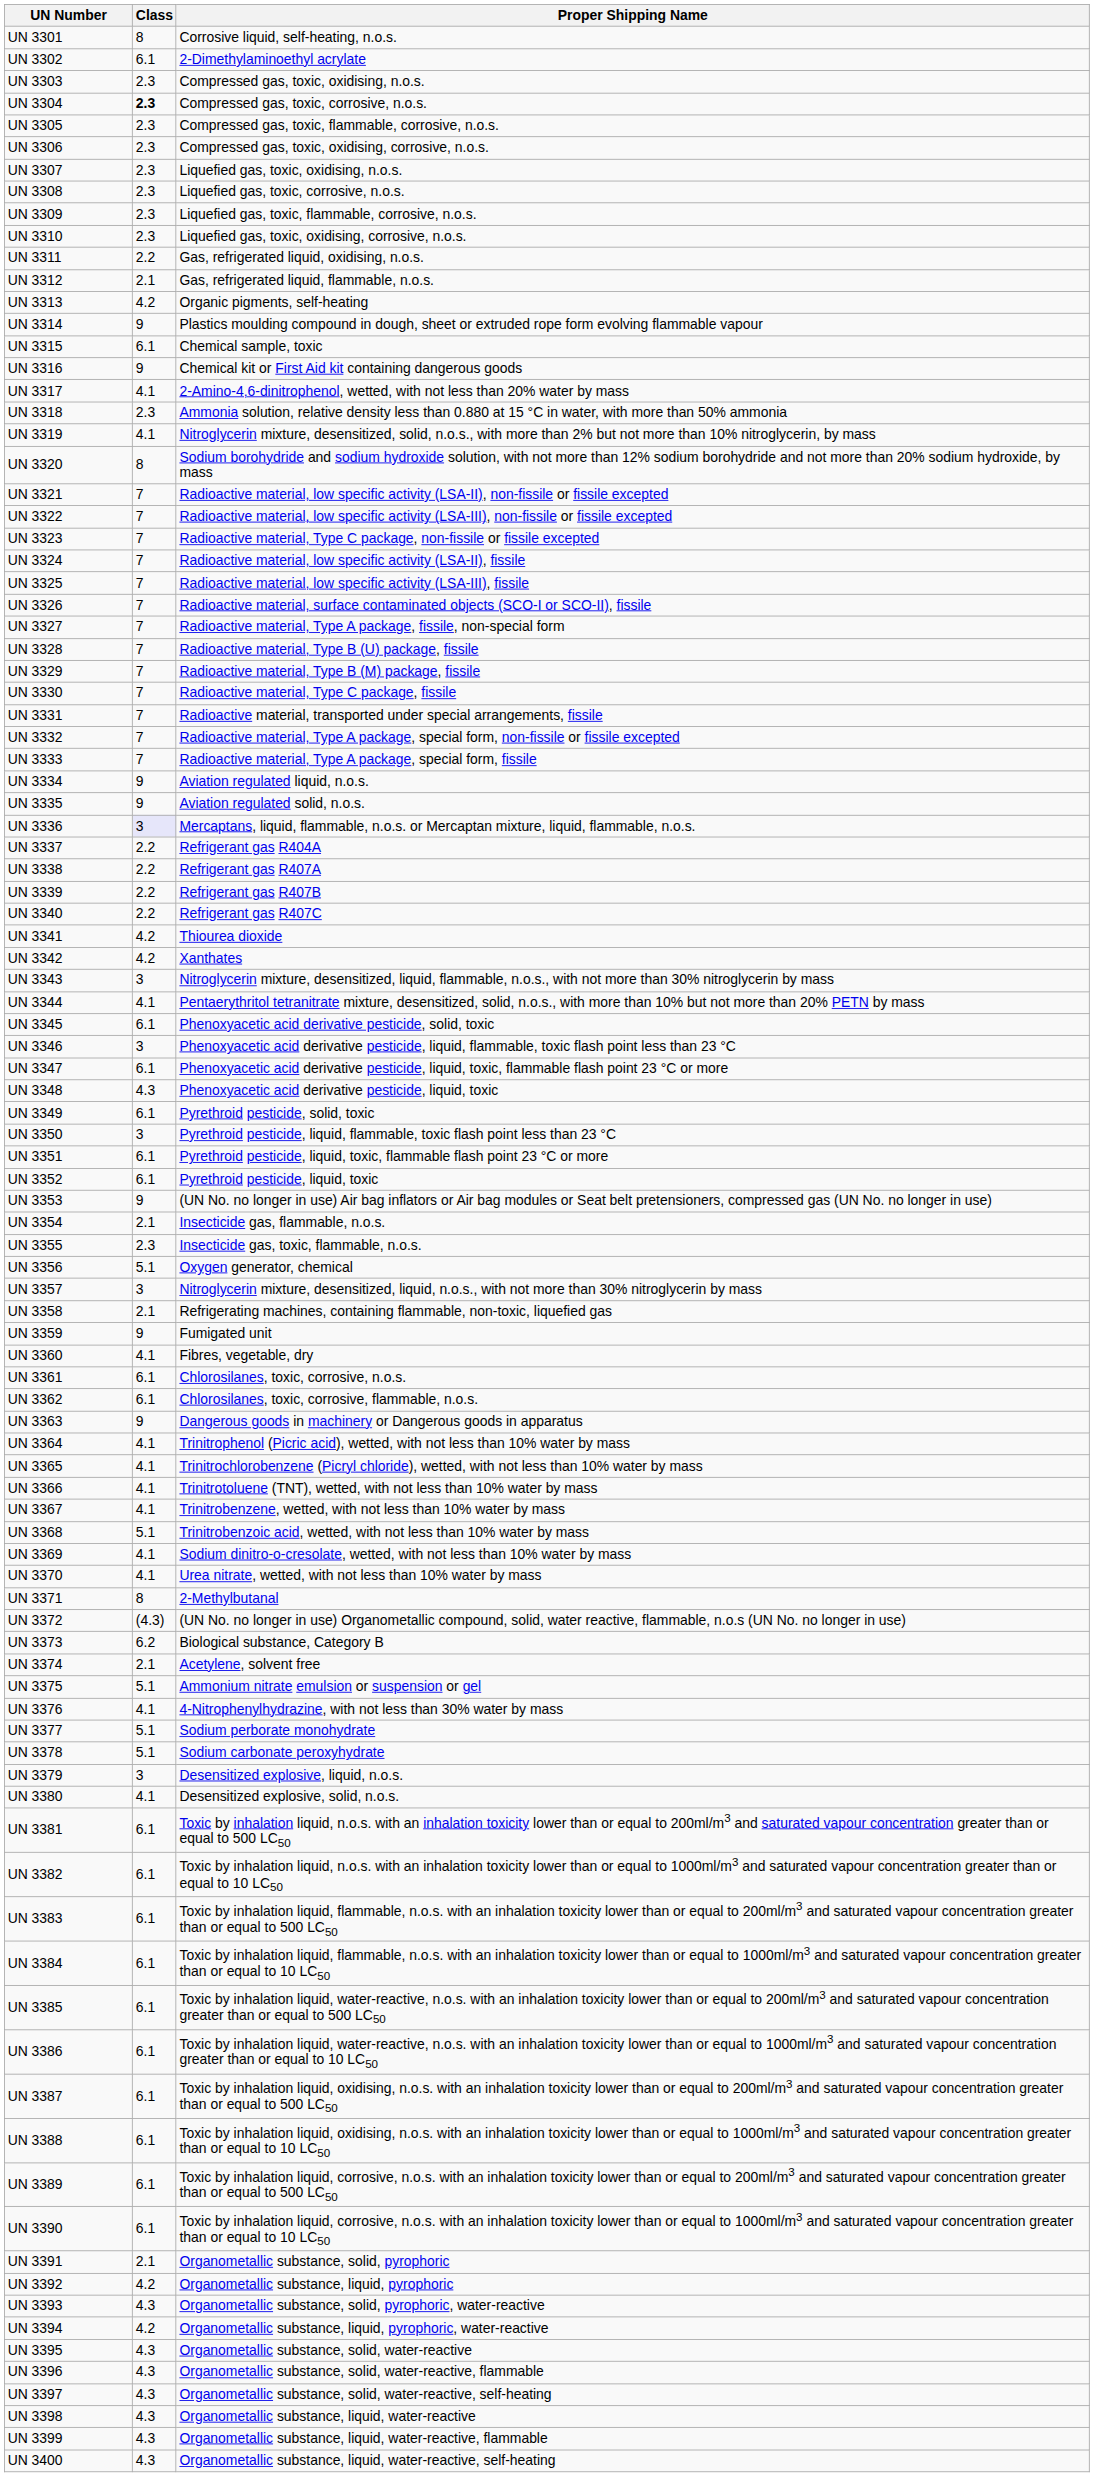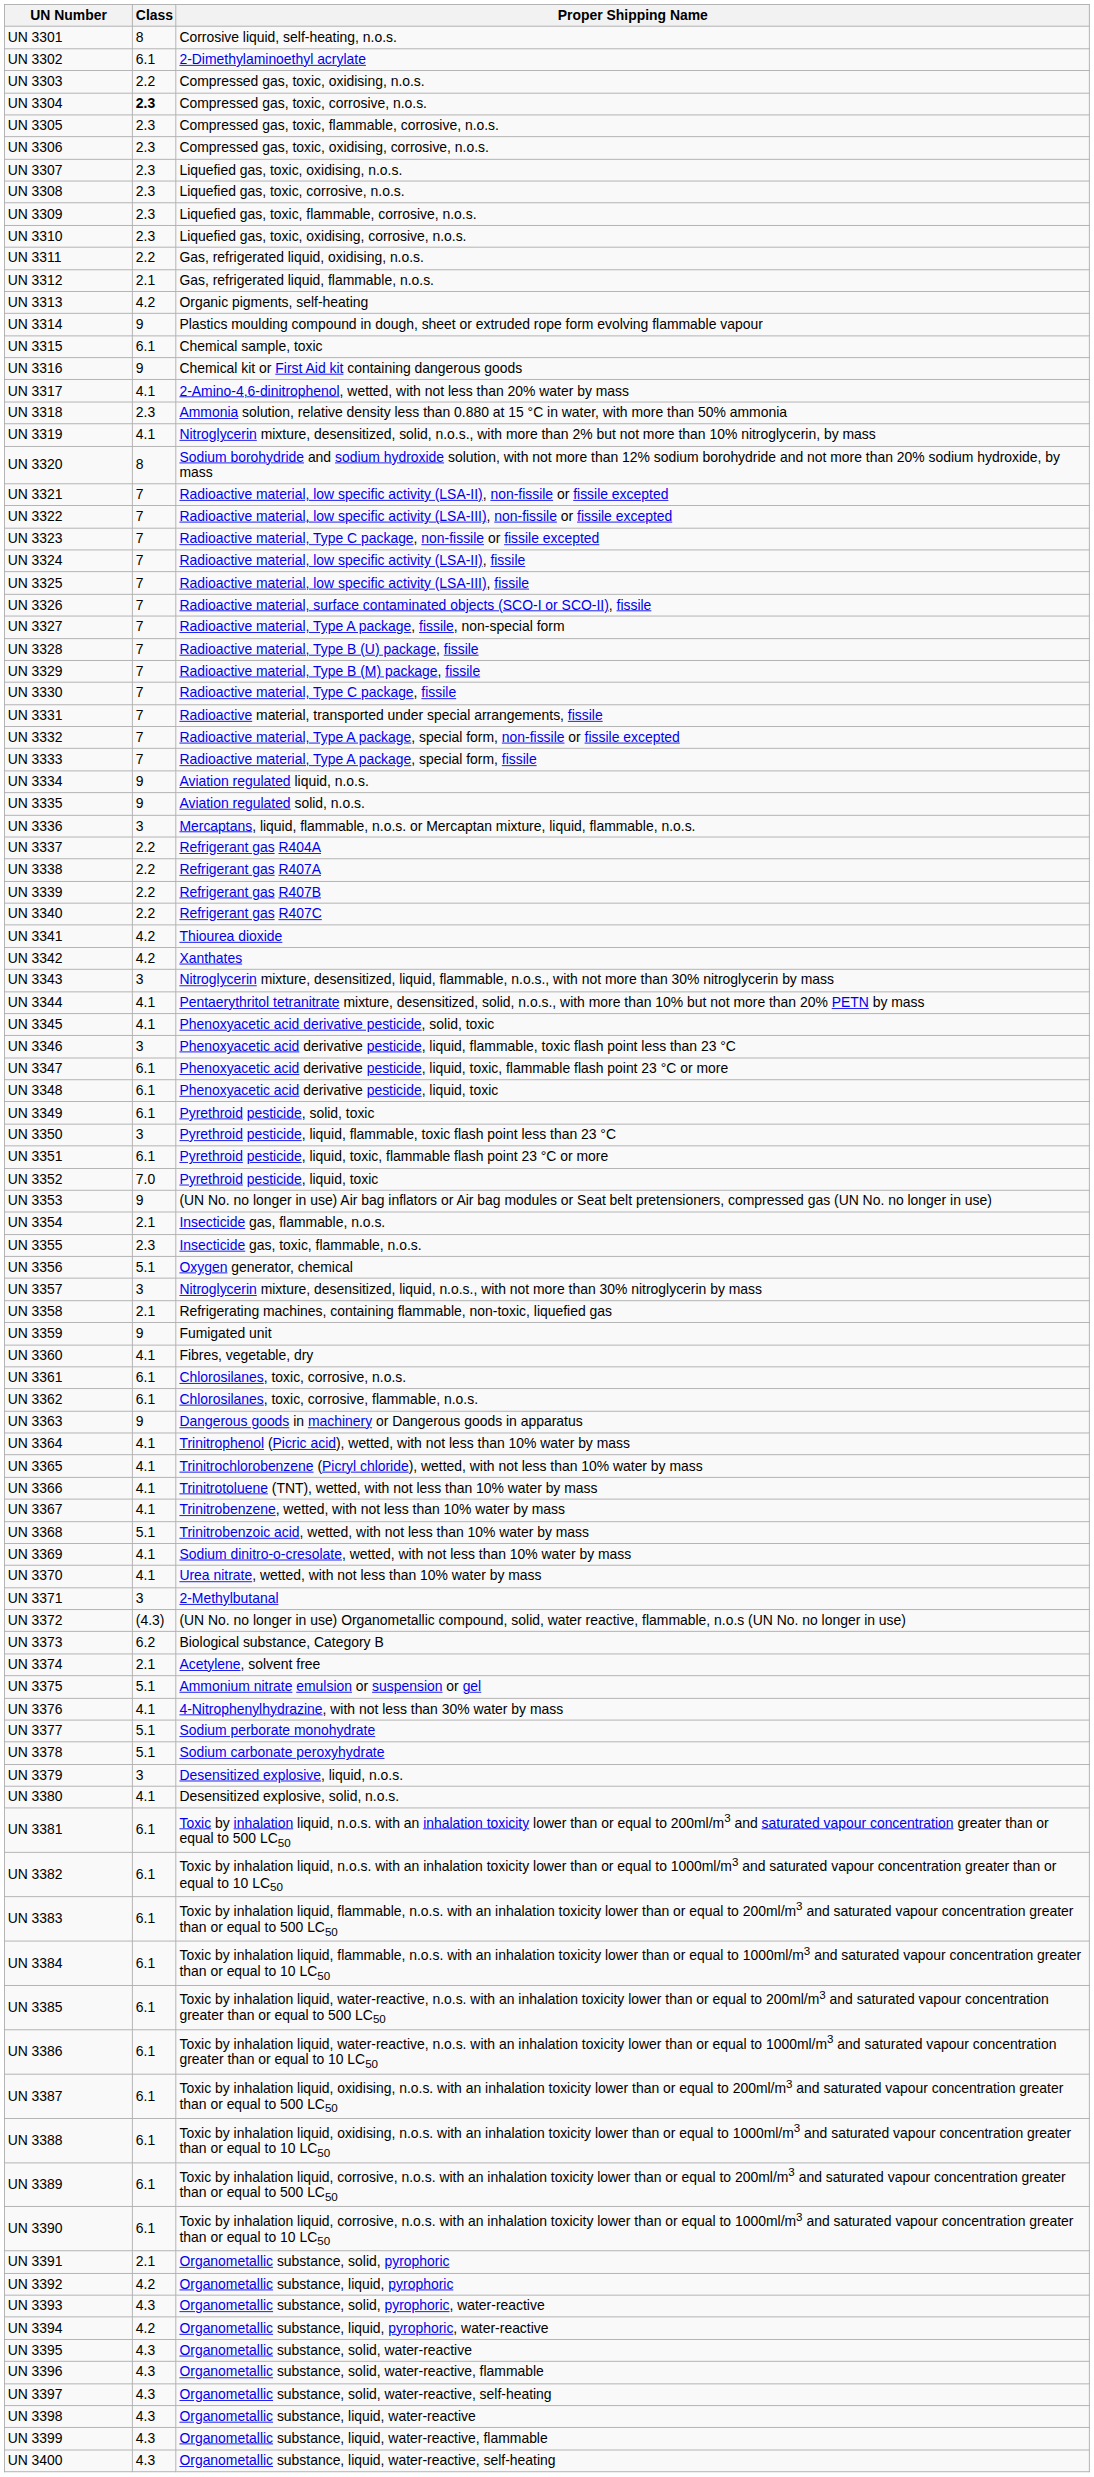(146, 81) 2.3 -> (146, 81) 2.2
(140, 825) lavender background -> (140, 825) no background
(146, 1024) 6.1 -> (146, 1024) 4.1
(146, 1090) 4.3 -> (146, 1090) 6.1
(146, 1179) 6.1 -> (146, 1179) 7.0
(140, 1598) 8 -> (140, 1598) 3
